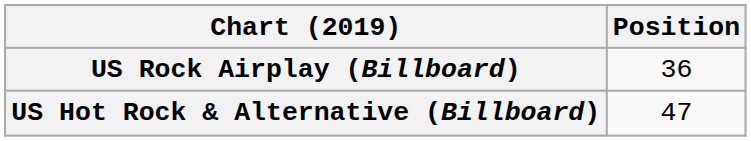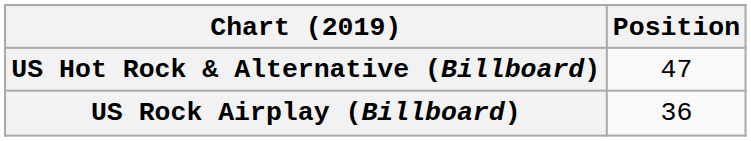rows swapped: (306, 113) <-> (306, 70)
